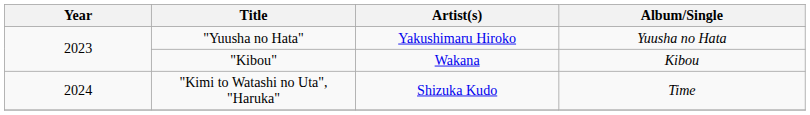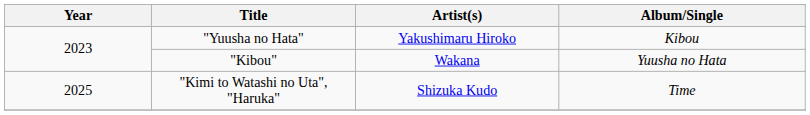(682, 37) Yuusha no Hata -> (682, 37) Kibou
(682, 60) Kibou -> (682, 60) Yuusha no Hata
(78, 90) 2024 -> (78, 90) 2025
